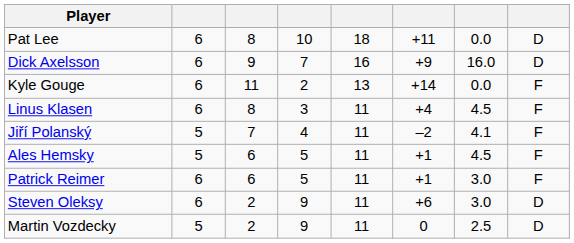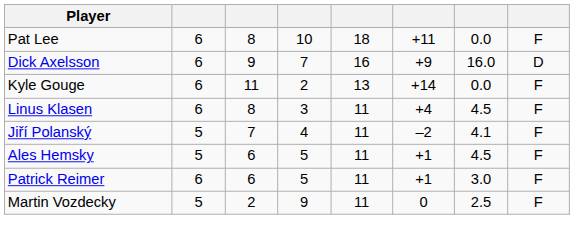(538, 39) D -> (538, 39) F
- row: (55, 202)
(538, 226) D -> (538, 202) F
